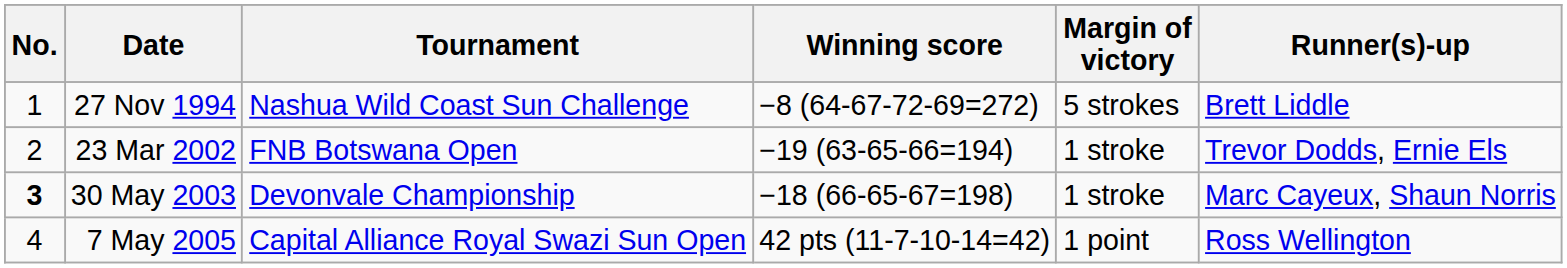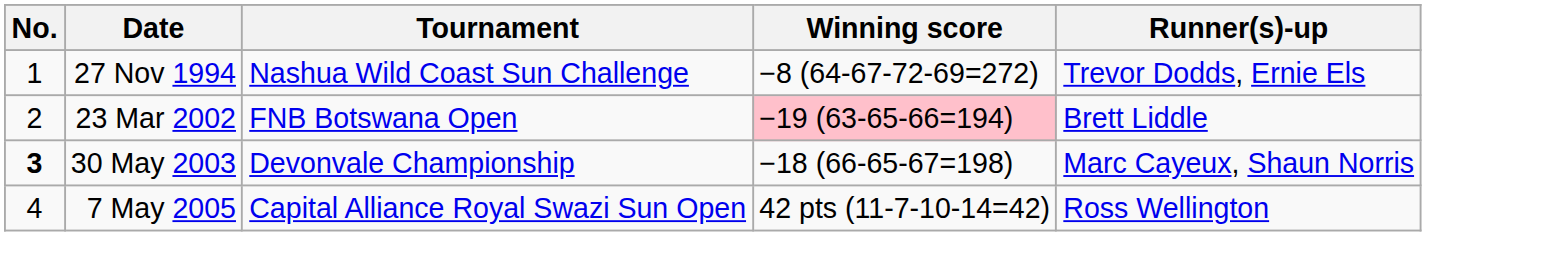- column: (1128, 44)
(1277, 105) Brett Liddle -> (1214, 73) Trevor Dodds, Ernie Els
(886, 150) no background -> (886, 118) pink background
(1356, 150) Trevor Dodds, Ernie Els -> (1136, 118) Brett Liddle
